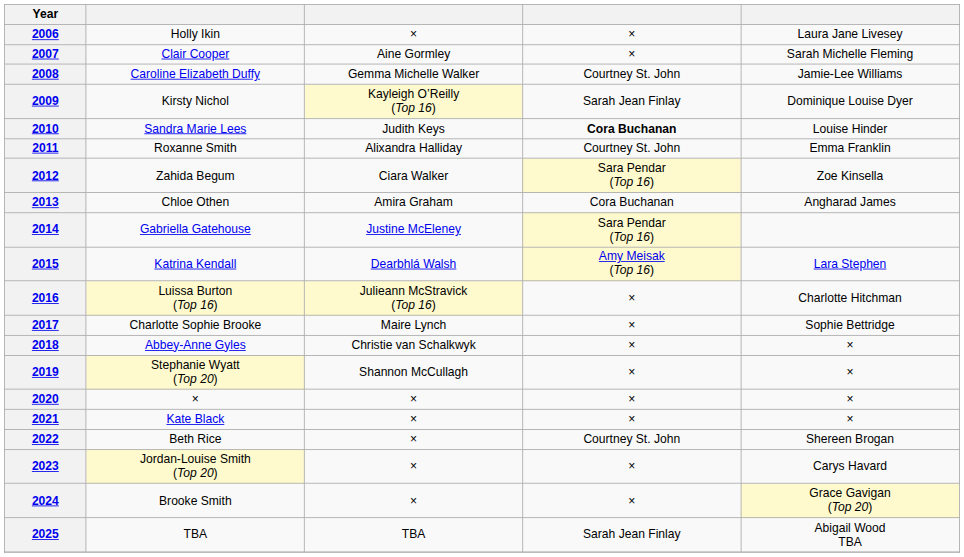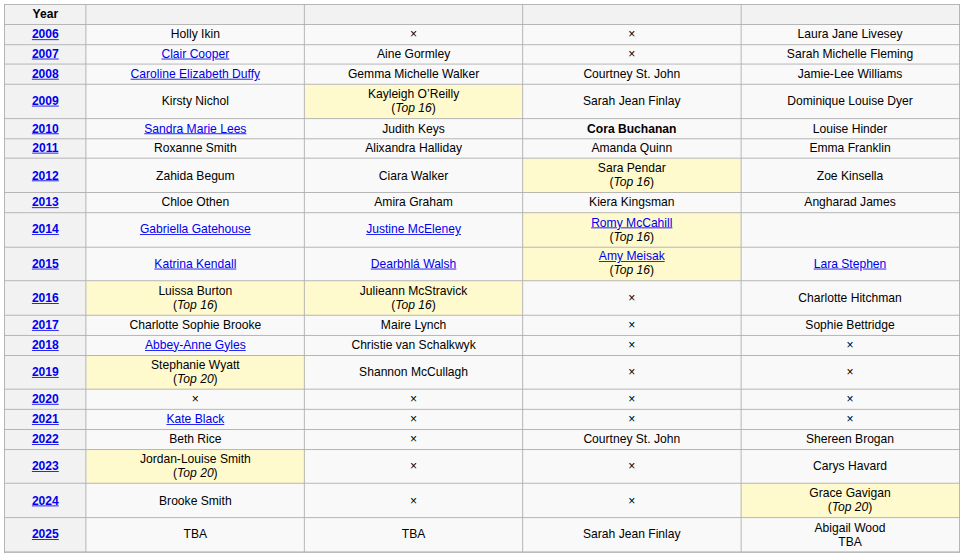(632, 148) Courtney St. John -> (632, 148) Amanda Quinn
(632, 203) Cora Buchanan -> (632, 203) Kiera Kingsman
(632, 230) Sara Pendar (Top 16) -> (632, 230) Romy McCahill (Top 16)
